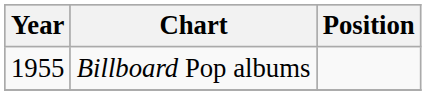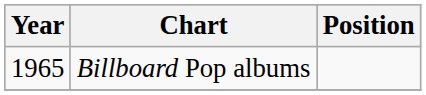(38, 68) 1955 -> (38, 68) 1965
